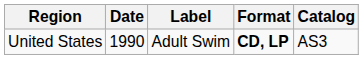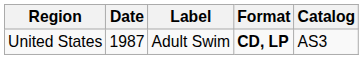(127, 41) 1990 -> (127, 41) 1987
